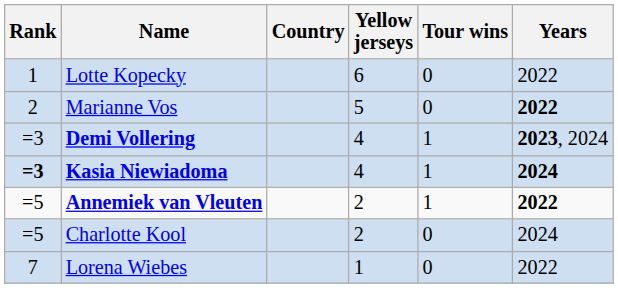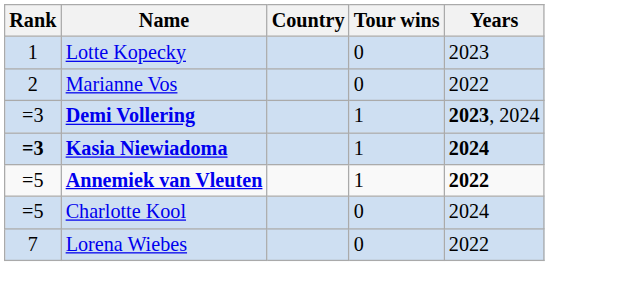- column: (383, 31)
(538, 75) 2022 -> (469, 52) 2023
(538, 107) bold -> (469, 84) normal
